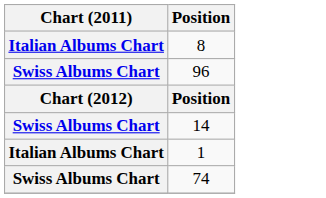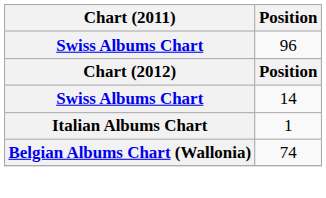- row: (201, 44)
(86, 179) Swiss Albums Chart -> (130, 152) Belgian Albums Chart (Wallonia)
